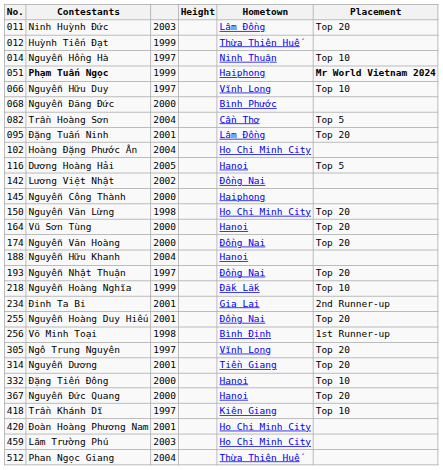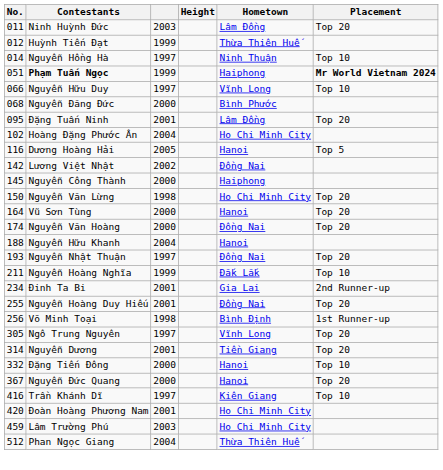- row: (68, 120)
(15, 289) 218 -> (15, 273) 211
(15, 412) 418 -> (15, 396) 416
